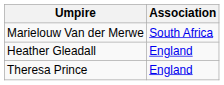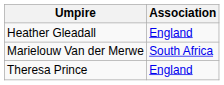rows swapped: (75, 32) <-> (52, 51)
